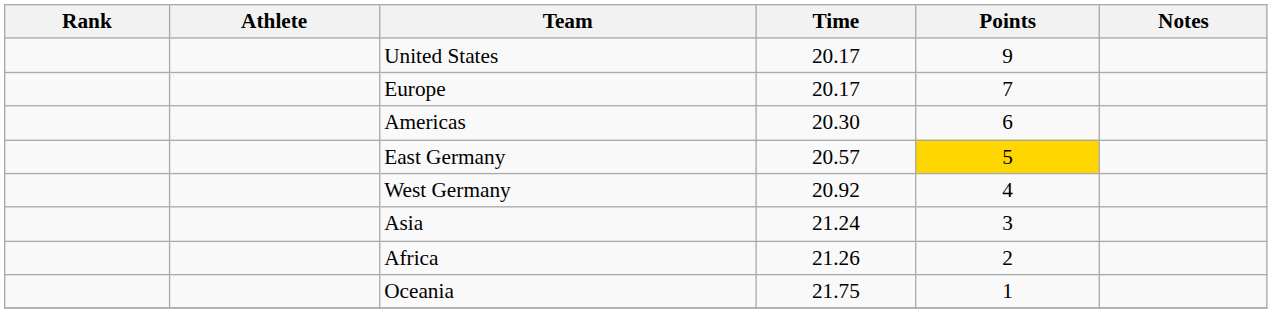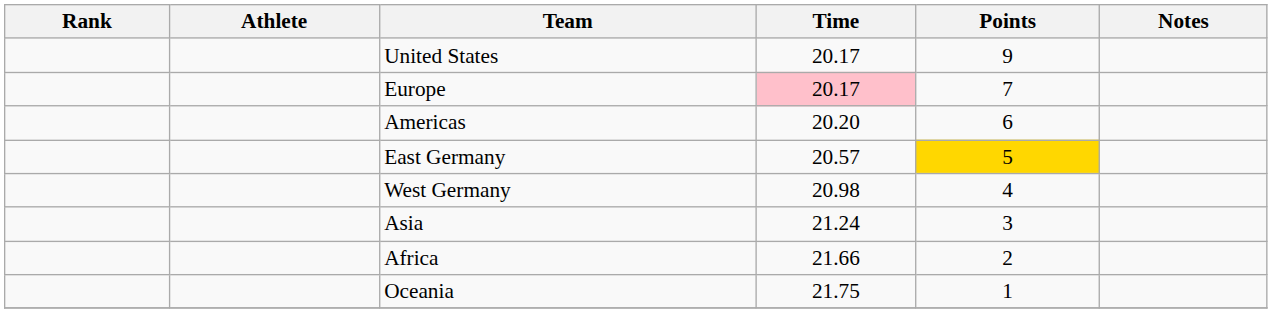(836, 88) no background -> (836, 88) pink background
(836, 122) 20.30 -> (836, 122) 20.20
(836, 190) 20.92 -> (836, 190) 20.98
(836, 257) 21.26 -> (836, 257) 21.66
